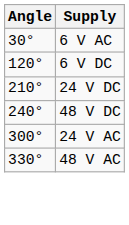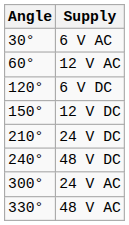+ row: (90, 64)
+ row: (90, 112)
